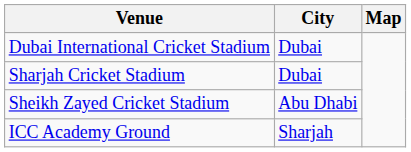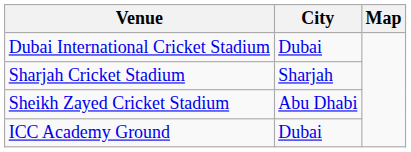(300, 75) Dubai -> (306, 75) Sharjah
(306, 132) Sharjah -> (300, 132) Dubai
